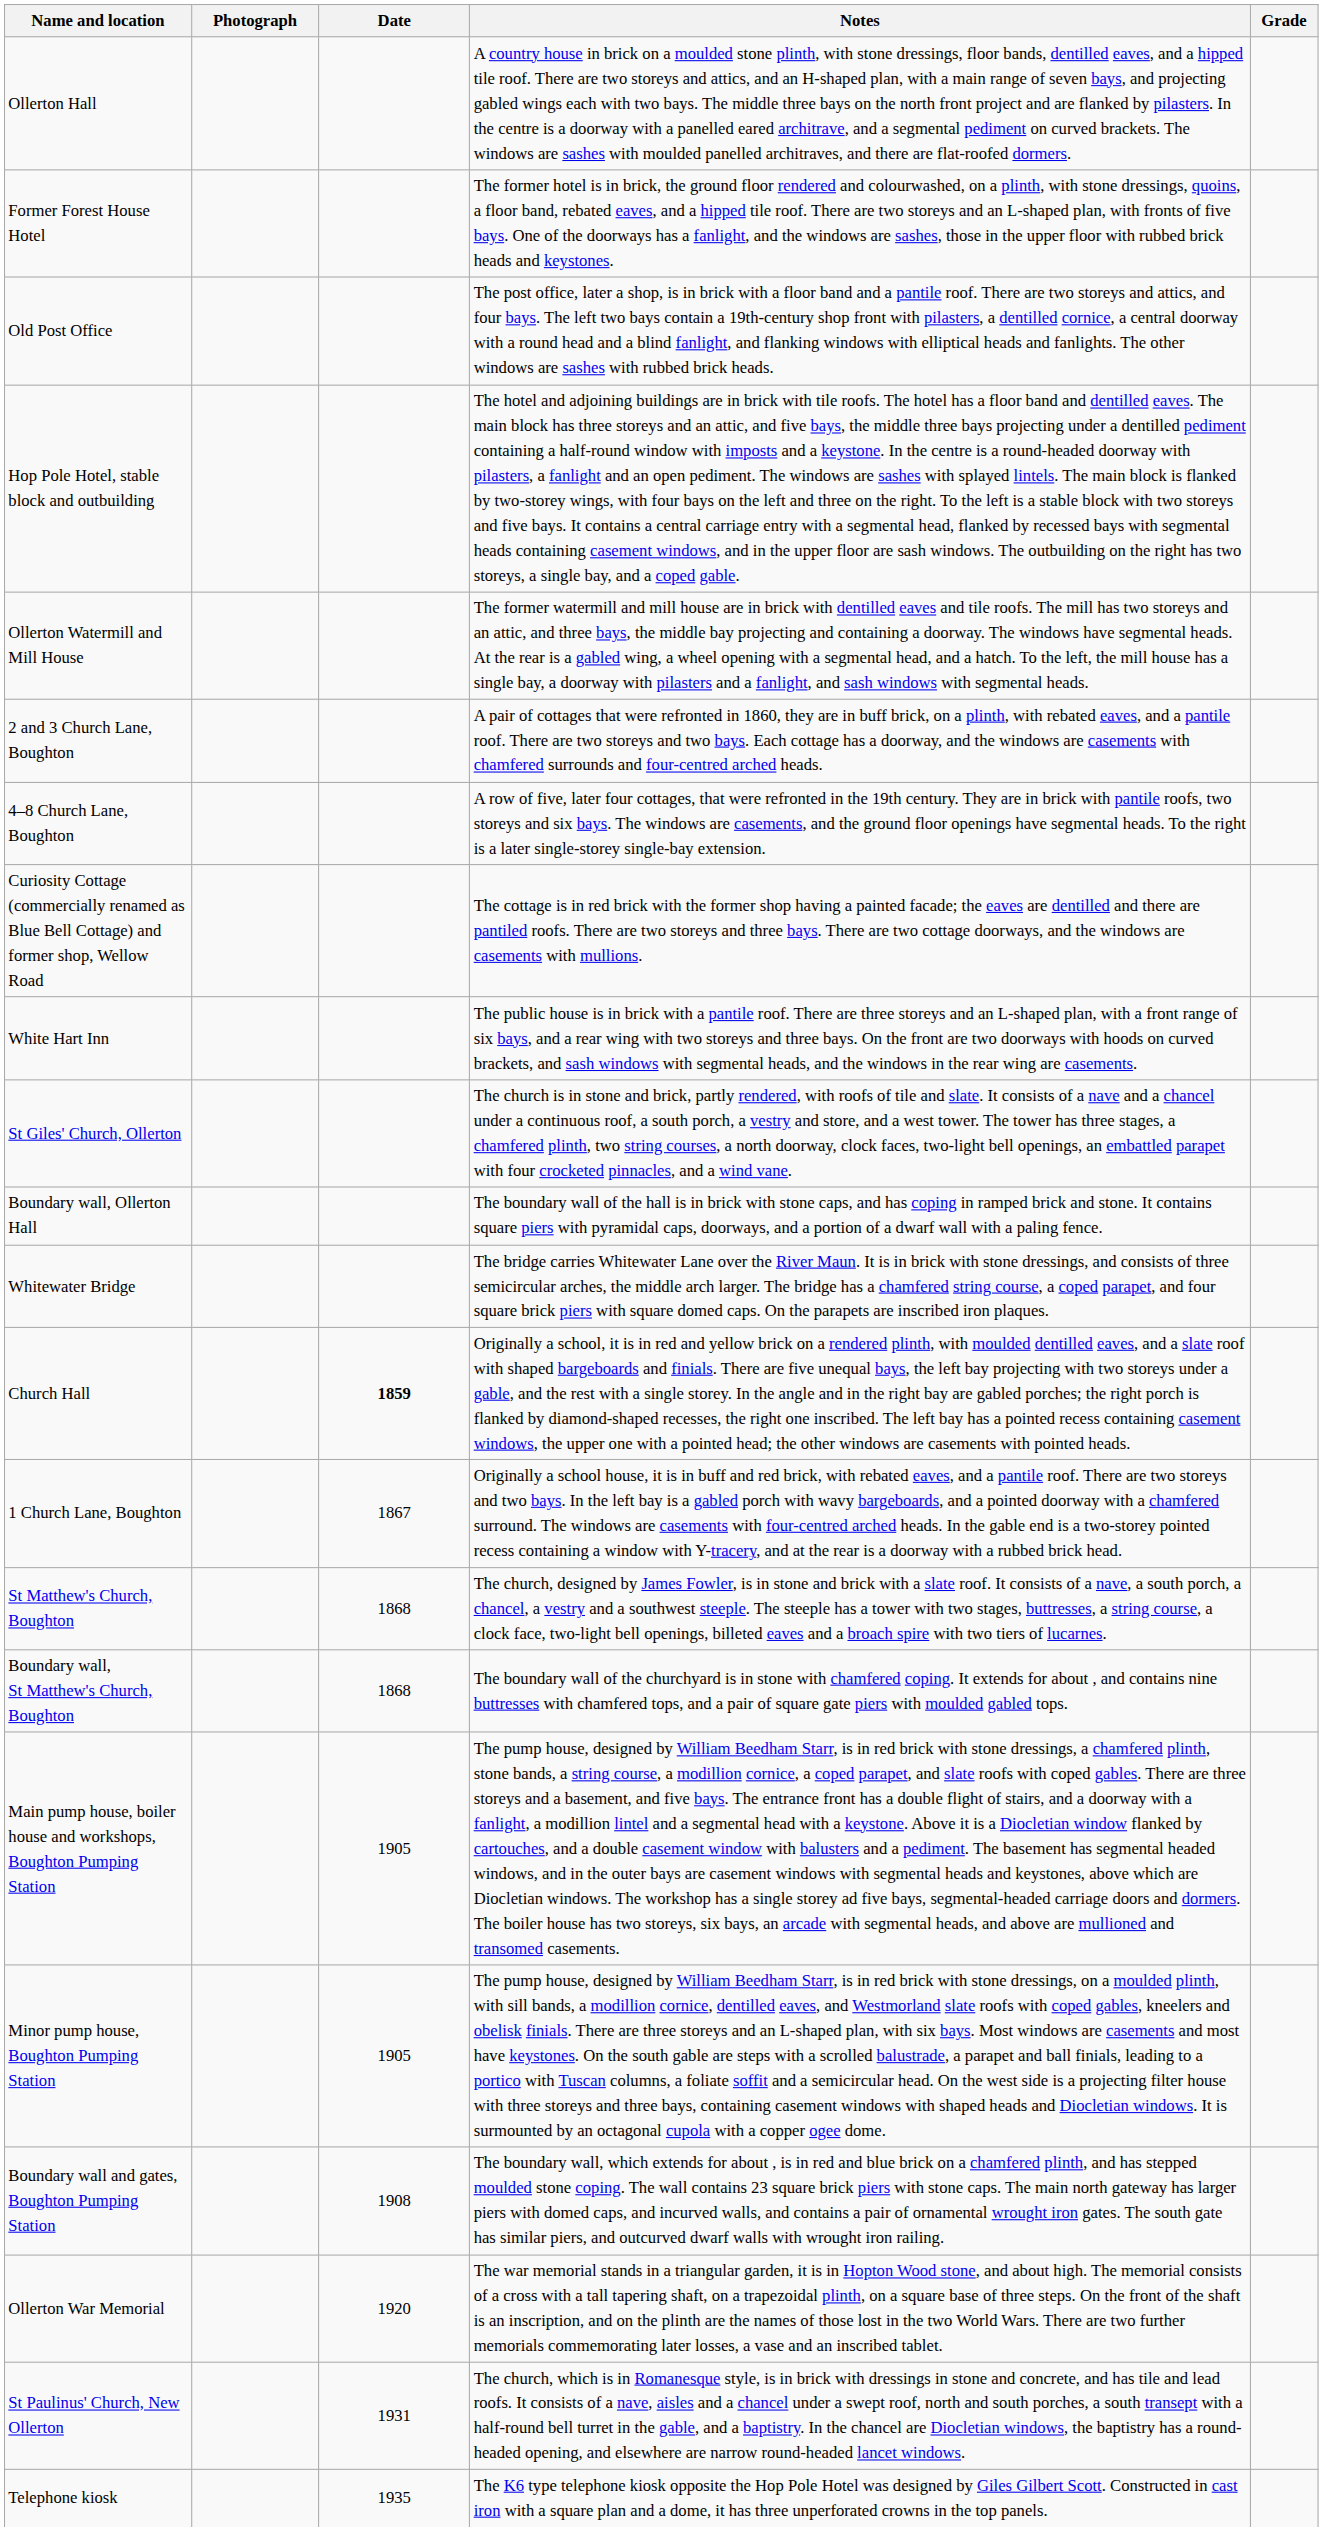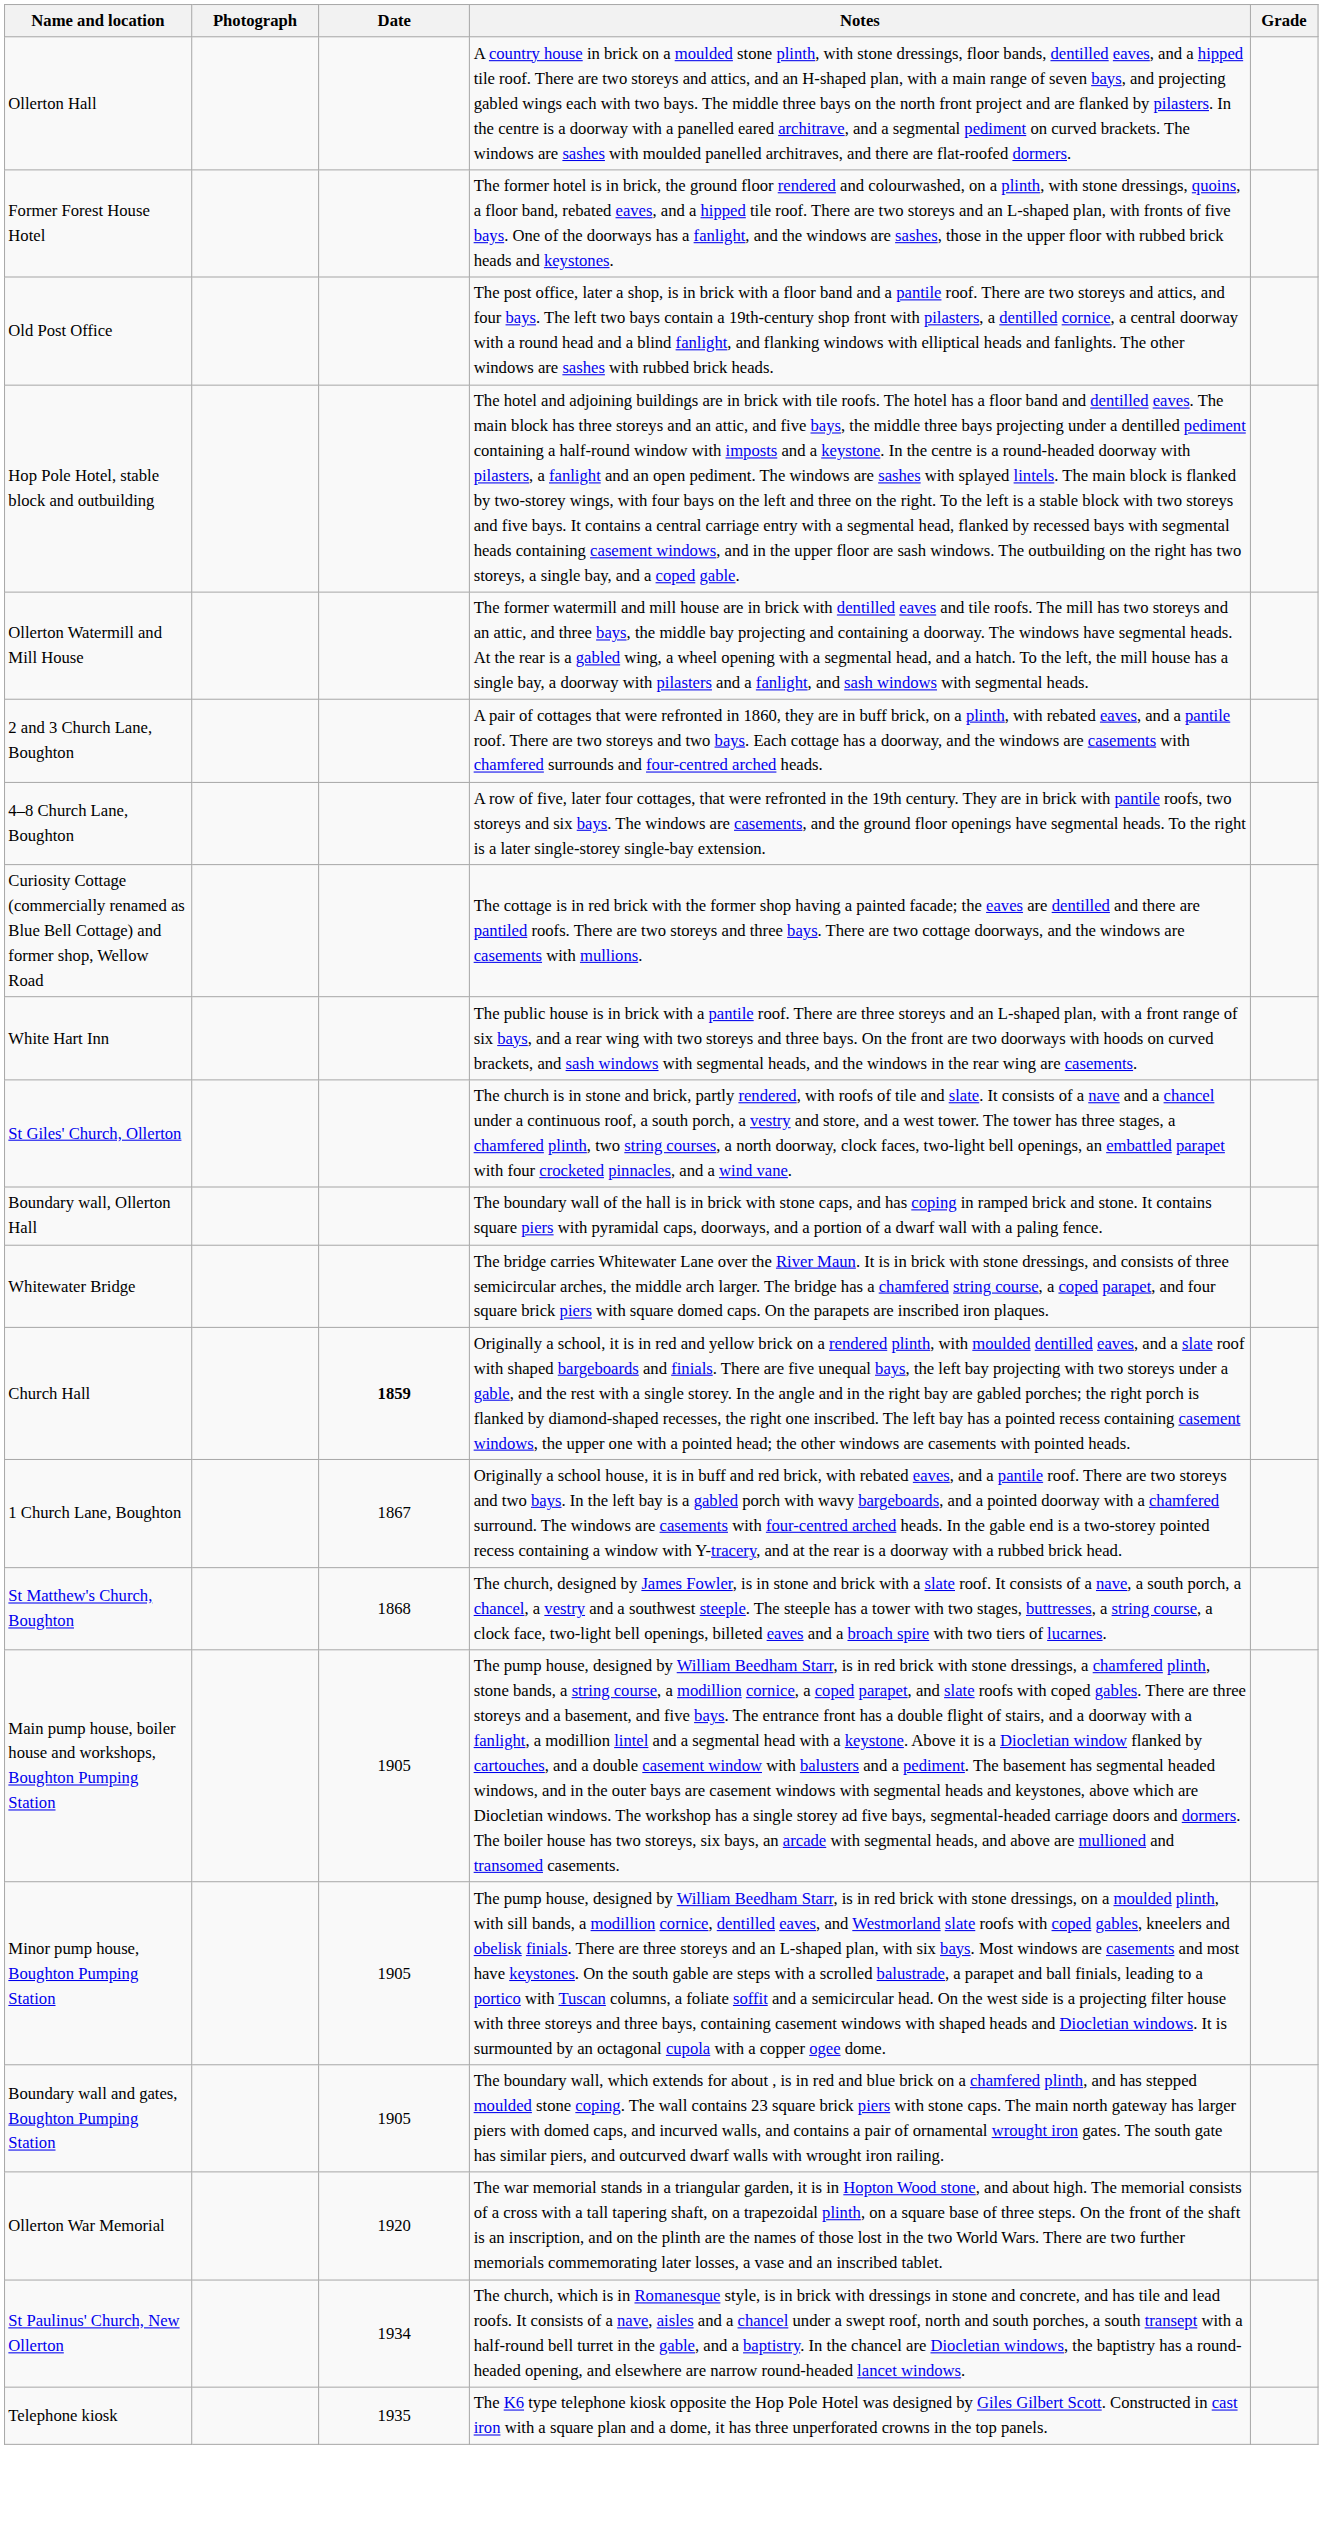- row: (80, 1691)
(394, 2200) 1908 -> (394, 2118) 1905
(394, 2415) 1931 -> (394, 2333) 1934
